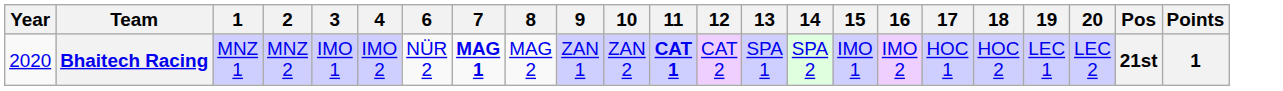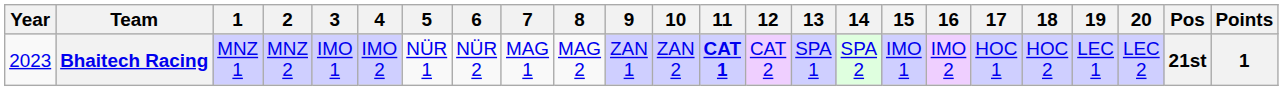+ column: (427, 19)
(30, 59) 2020 -> (30, 59) 2023
(478, 59) bold -> (528, 59) normal
